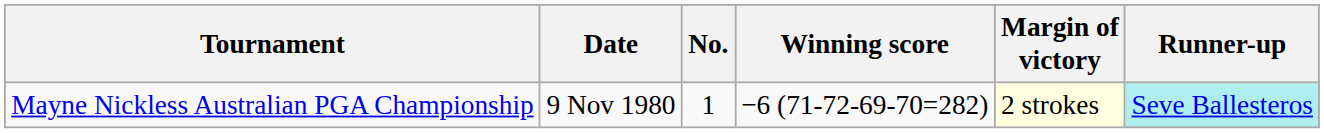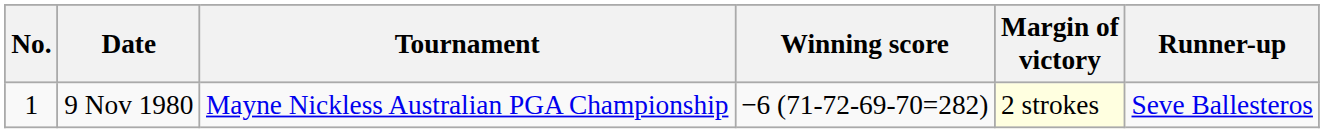columns swapped: (708, 43) <-> (272, 43)
(1222, 104) paleturquoise background -> (1222, 104) no background
